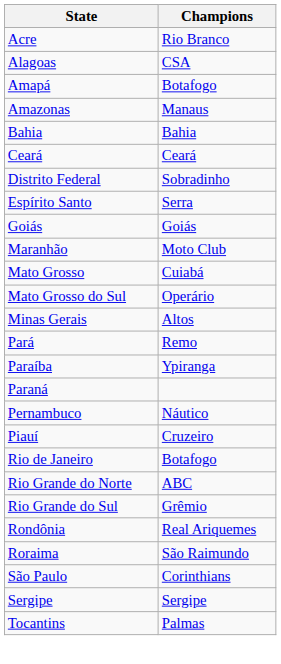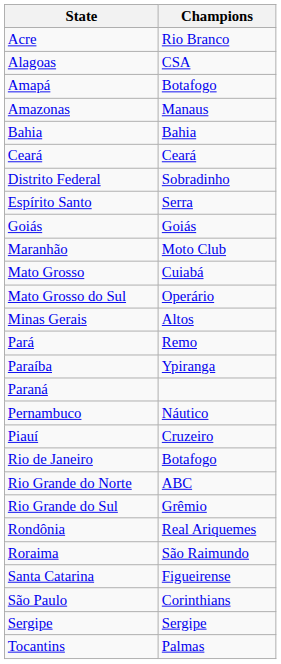+ row: (51, 576)
